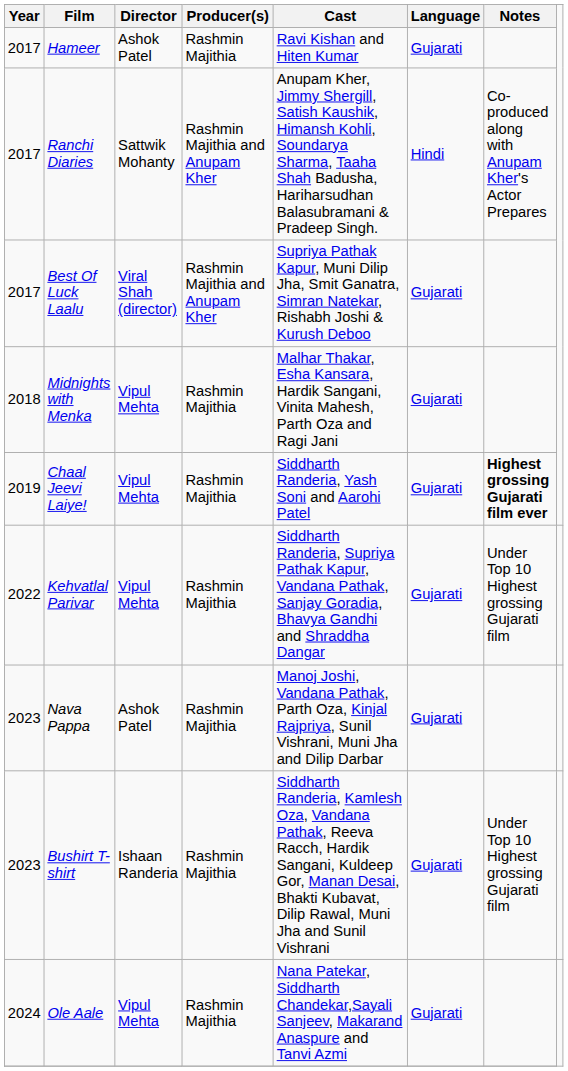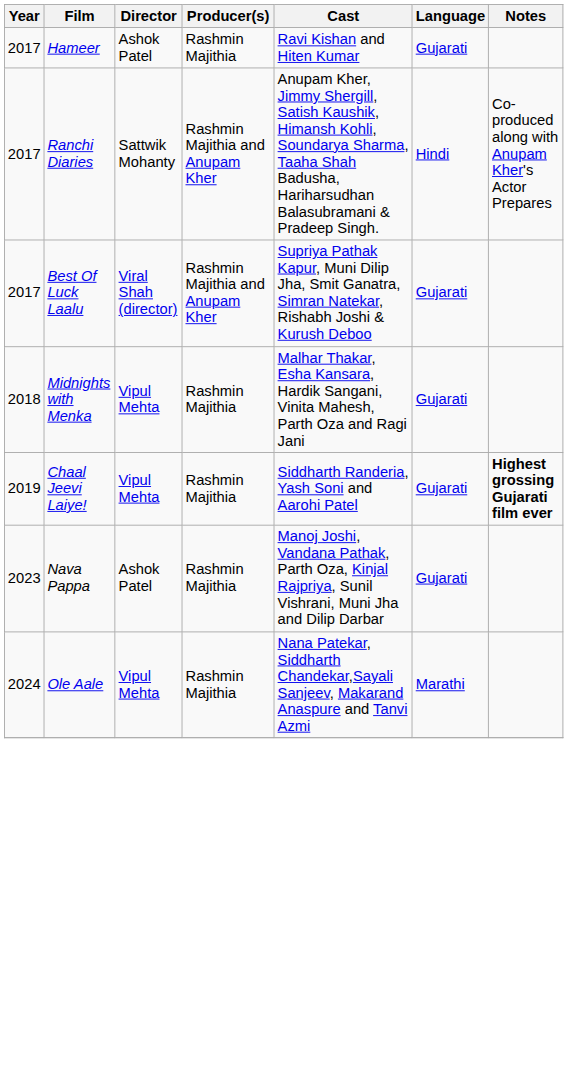- row: (78, 595)
- row: (79, 865)
(436, 1012) Gujarati -> (440, 684) Marathi
